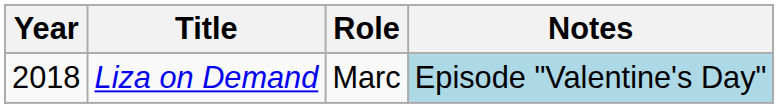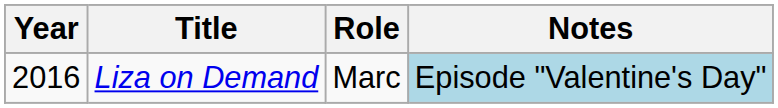(46, 77) 2018 -> (46, 77) 2016
